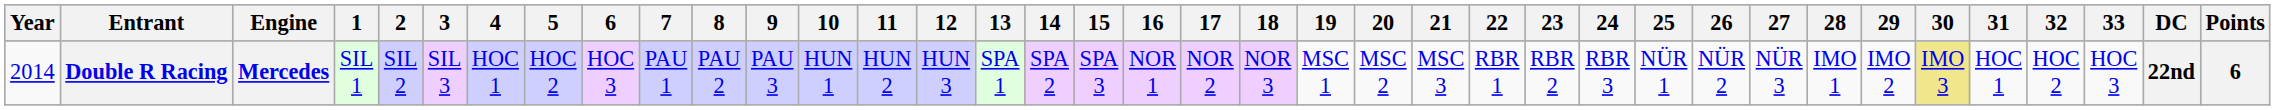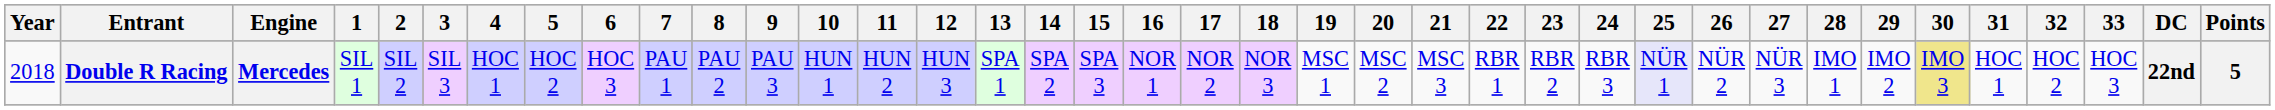(32, 72) 2014 -> (32, 72) 2018
(1664, 72) no background -> (1664, 72) lavender background
(2235, 72) 6 -> (2235, 72) 5
